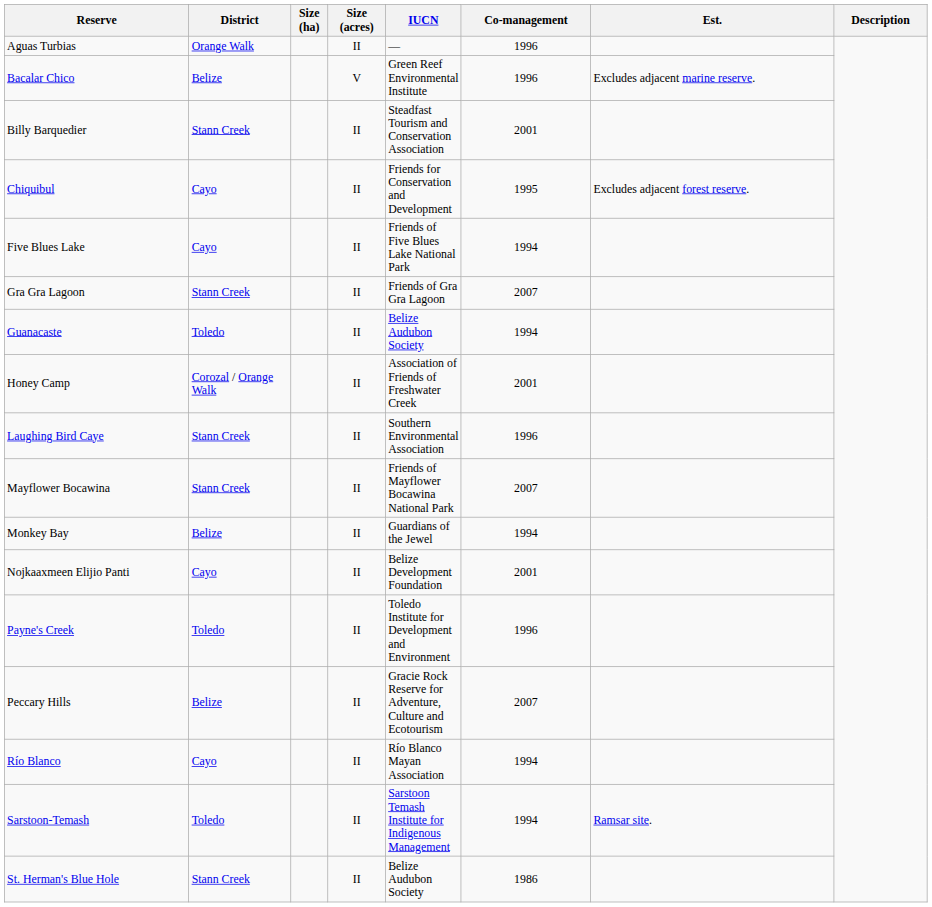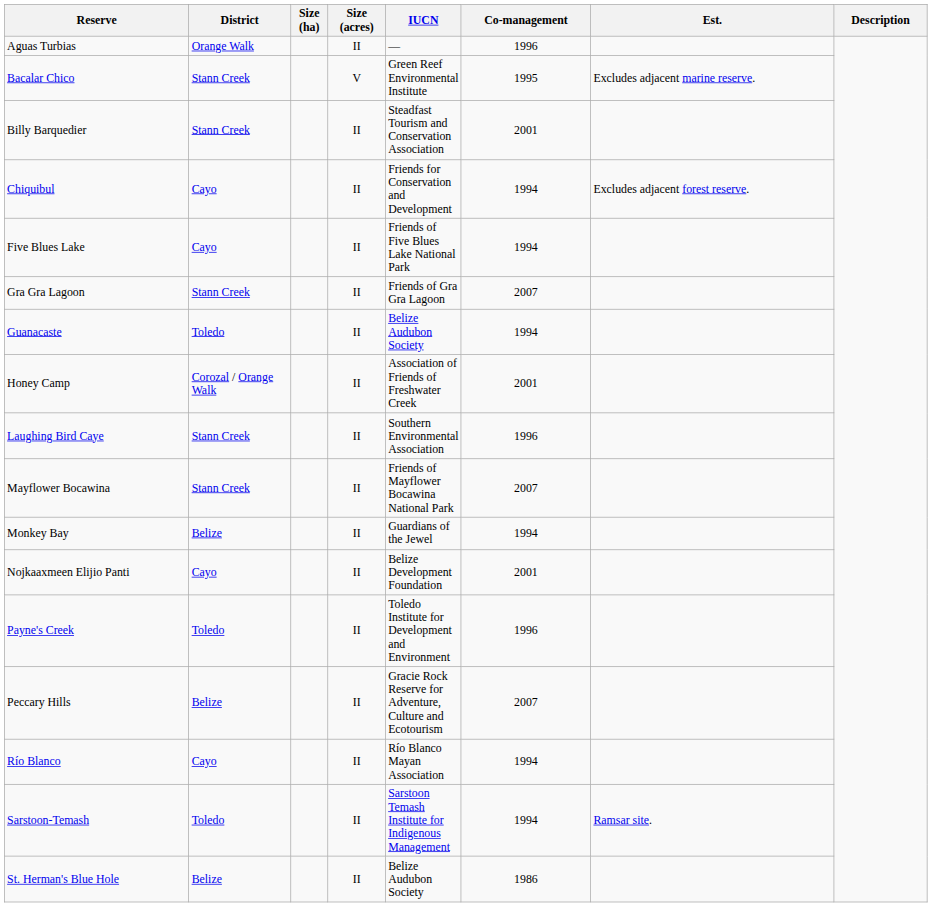(207, 78) Belize -> (221, 78) Stann Creek
(526, 78) 1996 -> (526, 78) 1995
(526, 188) 1995 -> (526, 188) 1994
(221, 879) Stann Creek -> (207, 879) Belize
